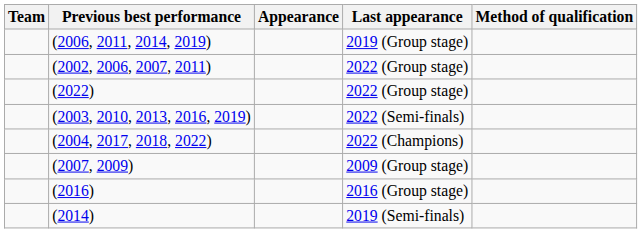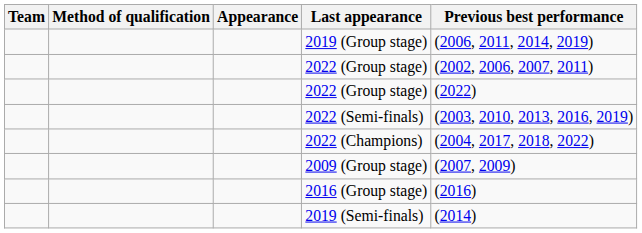columns swapped: (554, 16) <-> (152, 16)
